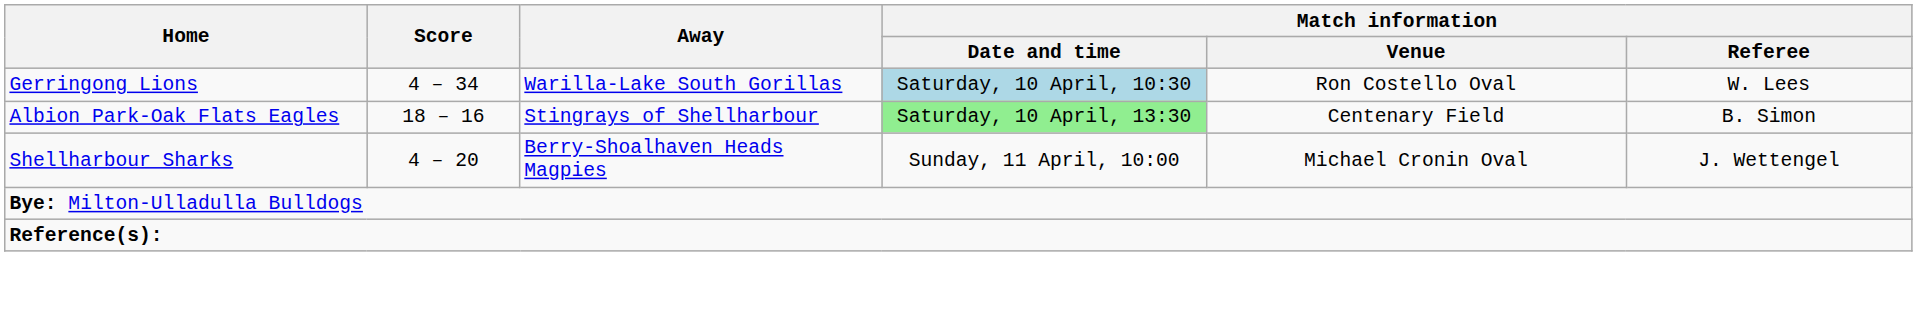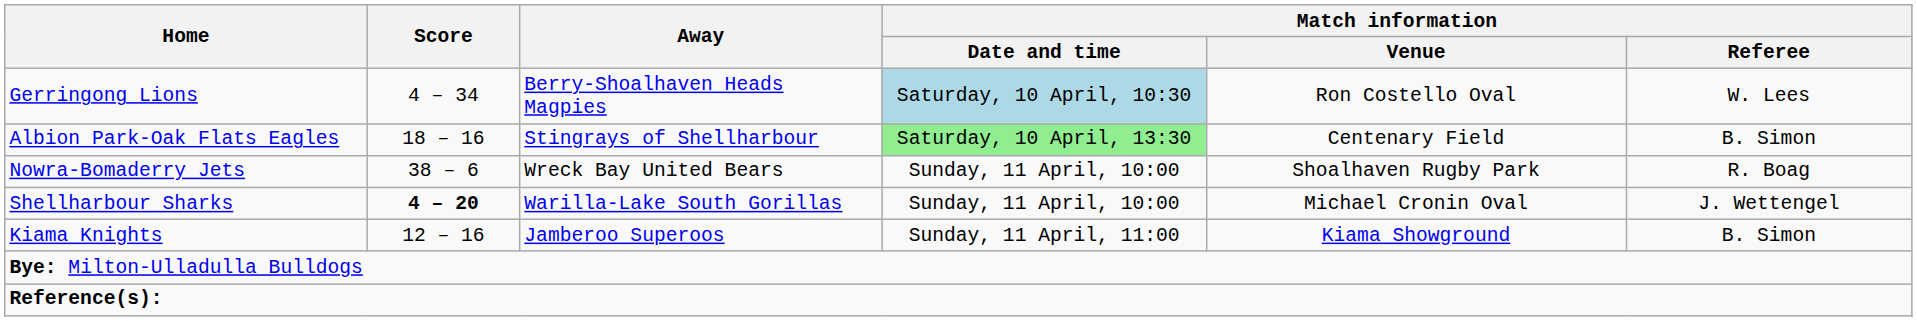(683, 85) Warilla-Lake South Gorillas -> (654, 96) Berry-Shoalhaven Heads Magpies
+ row: (127, 171)
(443, 160) normal -> (443, 203) bold
(654, 160) Berry-Shoalhaven Heads Magpies -> (683, 203) Warilla-Lake South Gorillas
+ row: (86, 235)
